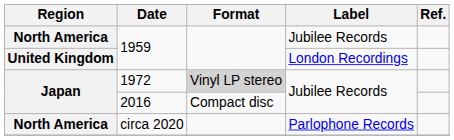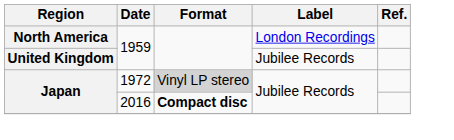(338, 37) Jubilee Records -> (315, 37) London Recordings
(348, 59) London Recordings -> (305, 59) Jubilee Records
(232, 102) normal -> (202, 102) bold
- row: (61, 124)
